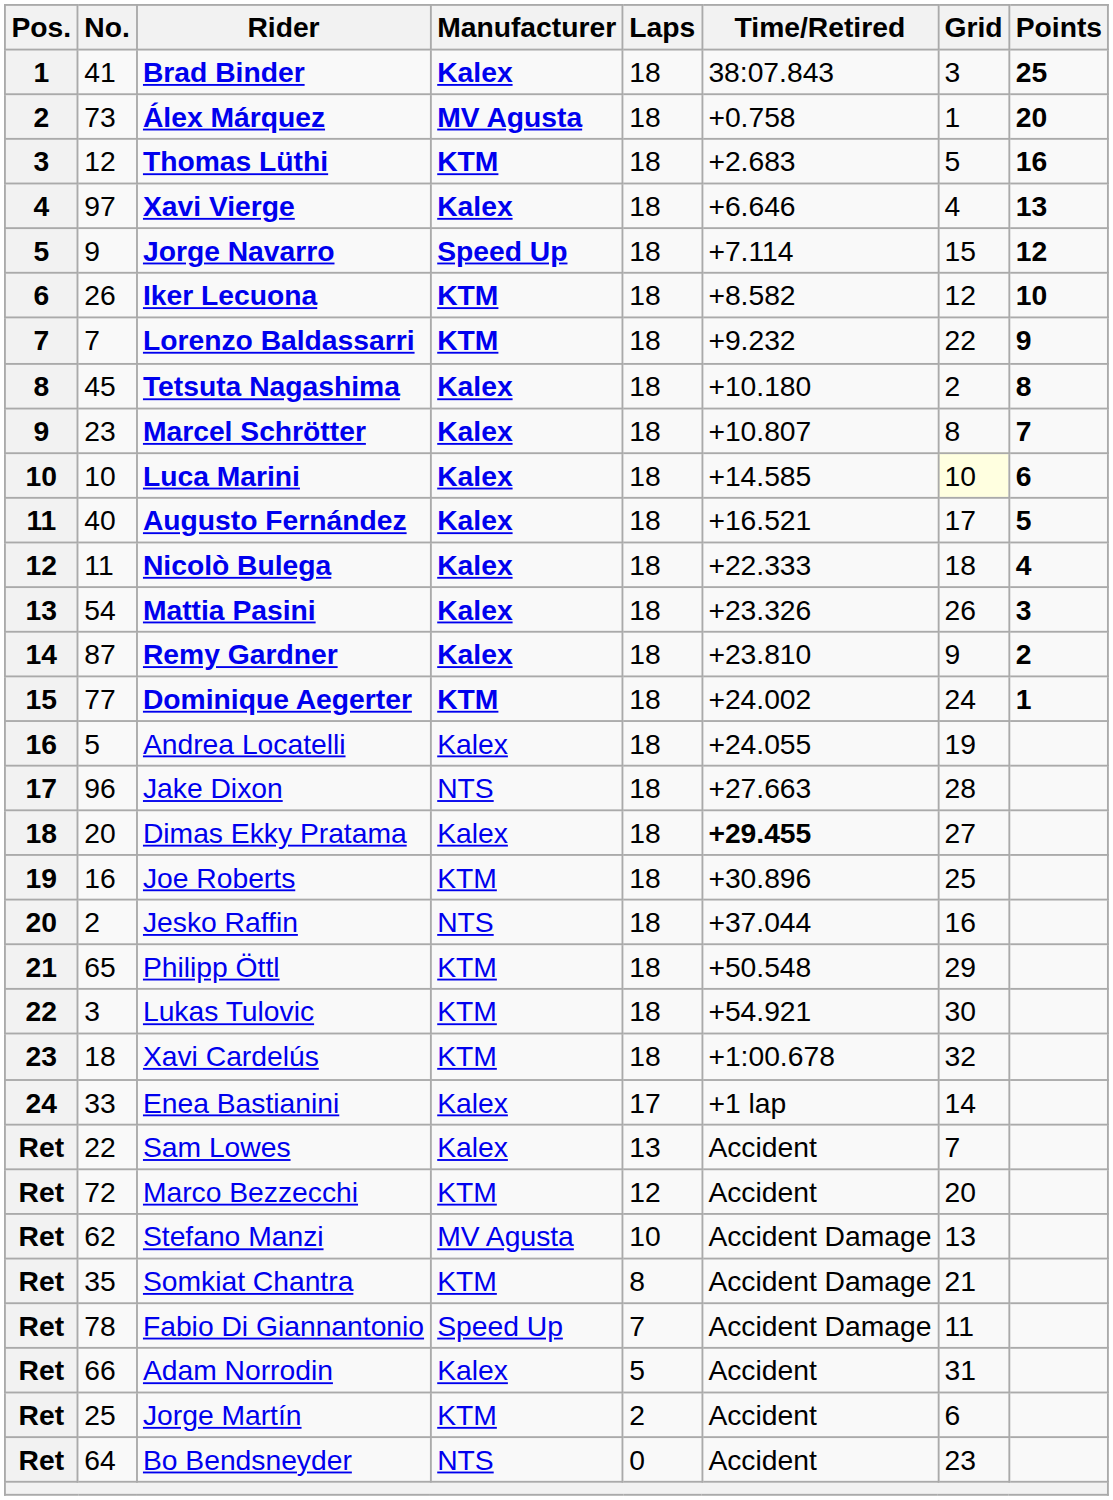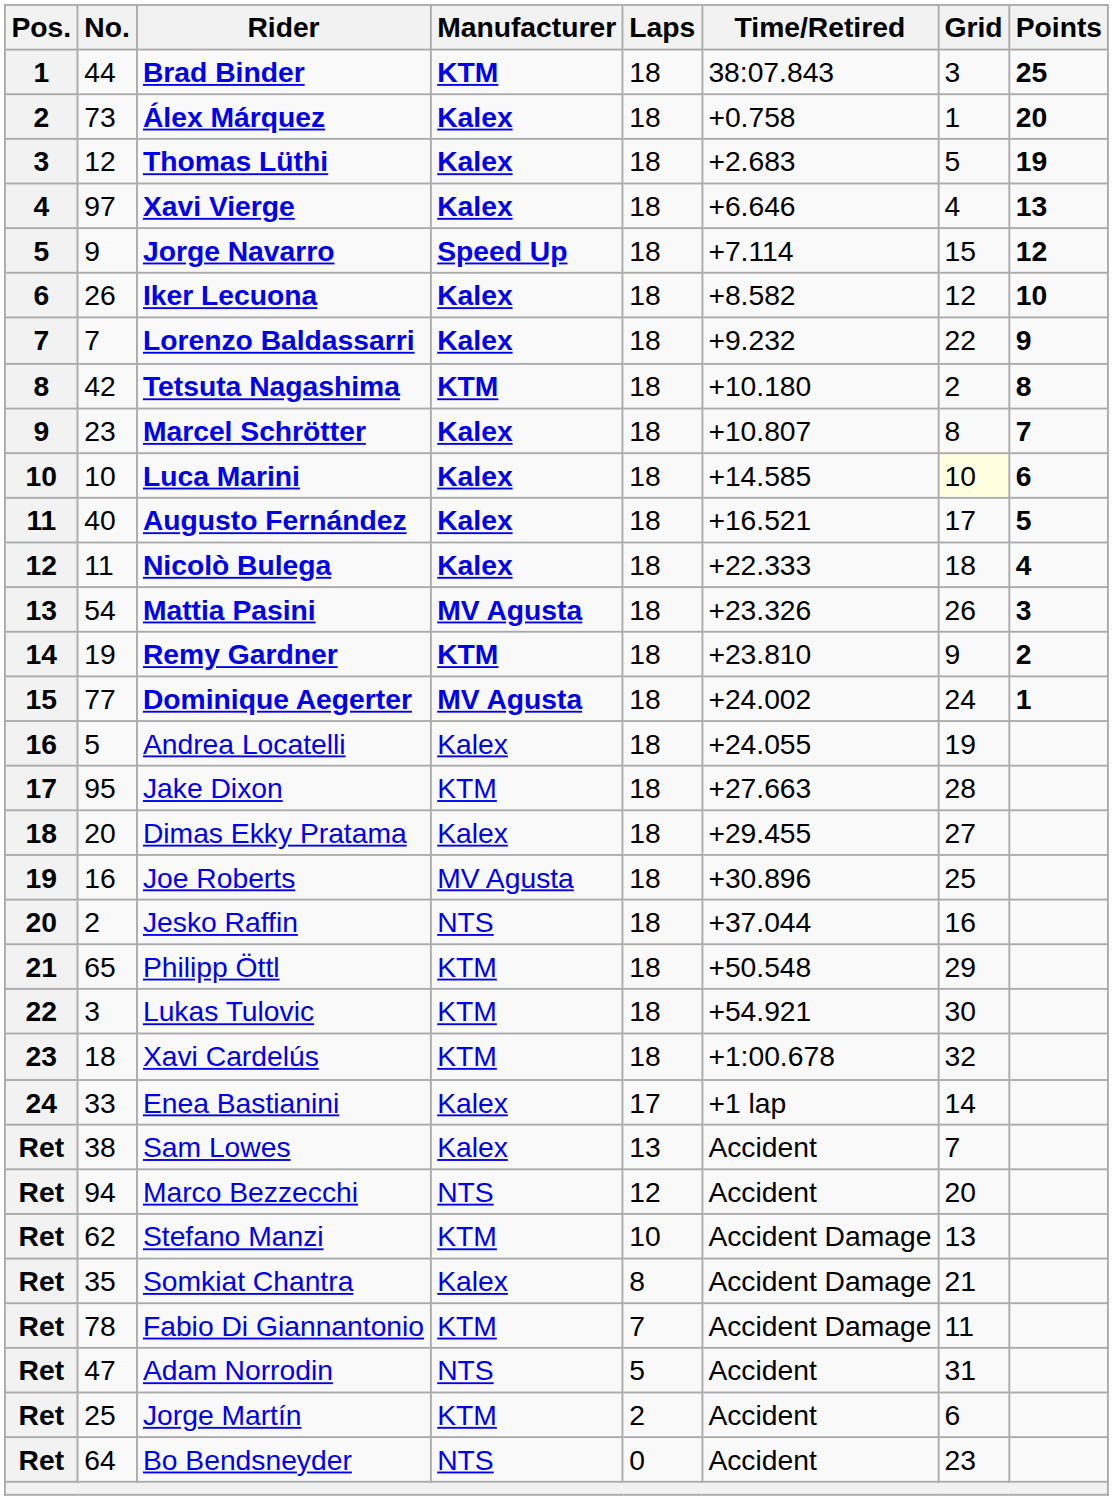(100, 72) 41 -> (100, 72) 44
(475, 72) Kalex -> (468, 72) KTM
(510, 117) MV Agusta -> (475, 117) Kalex
(468, 162) KTM -> (475, 162) Kalex
(1031, 162) 16 -> (1031, 162) 19
(468, 296) KTM -> (475, 296) Kalex
(468, 341) KTM -> (475, 341) Kalex
(100, 386) 45 -> (100, 386) 42
(475, 386) Kalex -> (468, 386) KTM
(475, 609) Kalex -> (510, 609) MV Agusta
(100, 654) 87 -> (100, 654) 19
(475, 654) Kalex -> (468, 654) KTM
(468, 699) KTM -> (510, 699) MV Agusta
(100, 788) 96 -> (100, 788) 95
(465, 788) NTS -> (467, 788) KTM
(760, 833) bold -> (760, 833) normal
(467, 878) KTM -> (506, 878) MV Agusta
(100, 1146) 22 -> (100, 1146) 38
(100, 1191) 72 -> (100, 1191) 94
(467, 1191) KTM -> (465, 1191) NTS
(506, 1236) MV Agusta -> (467, 1236) KTM
(467, 1281) KTM -> (473, 1281) Kalex
(500, 1325) Speed Up -> (467, 1325) KTM
(100, 1370) 66 -> (100, 1370) 47
(473, 1370) Kalex -> (465, 1370) NTS
